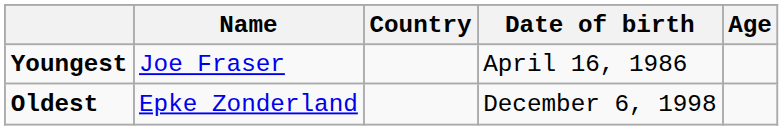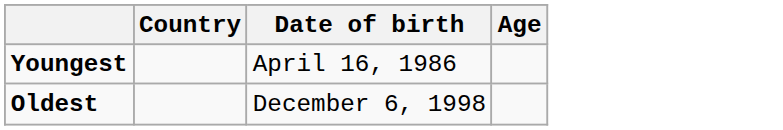- column: (248, 25)
